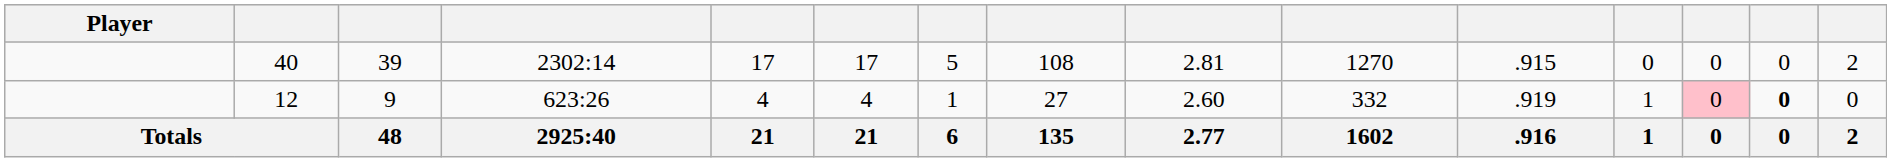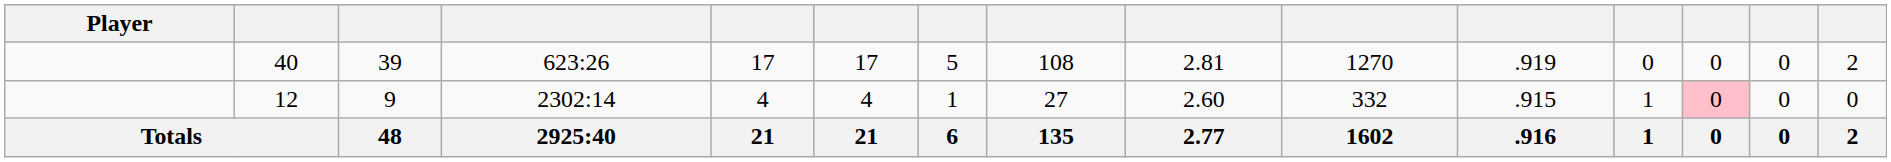(576, 61) 2302:14 -> (576, 61) 623:26
(1535, 61) .915 -> (1535, 61) .919
(576, 99) 623:26 -> (576, 99) 2302:14
(1535, 99) .919 -> (1535, 99) .915
(1784, 99) bold -> (1784, 99) normal
